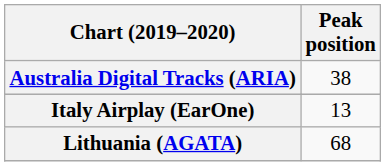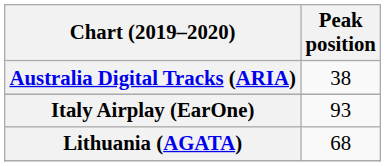(341, 110) 13 -> (341, 110) 93
